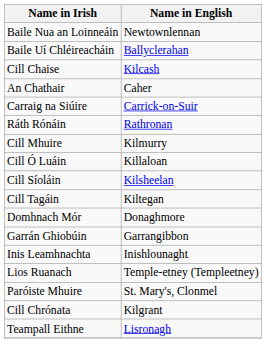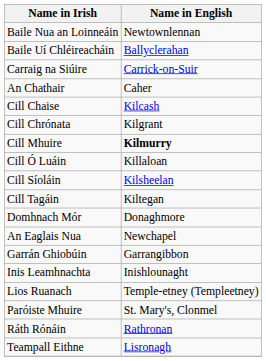rows swapped: (47, 106) <-> (33, 69)
rows swapped: (39, 310) <-> (36, 124)
(145, 143) normal -> (148, 143) bold
+ row: (44, 236)
